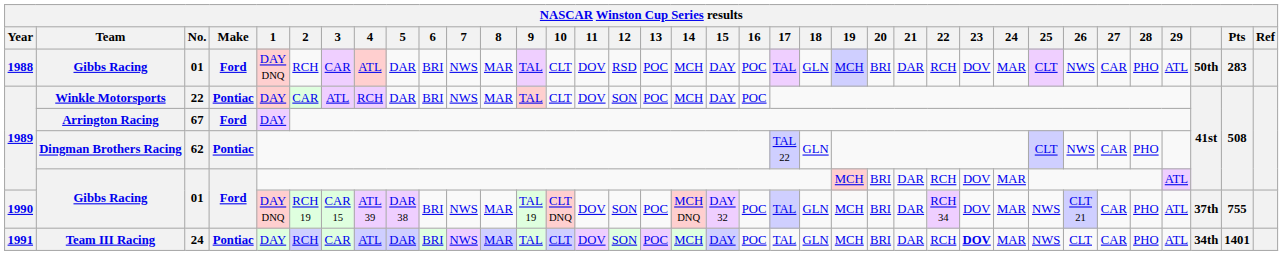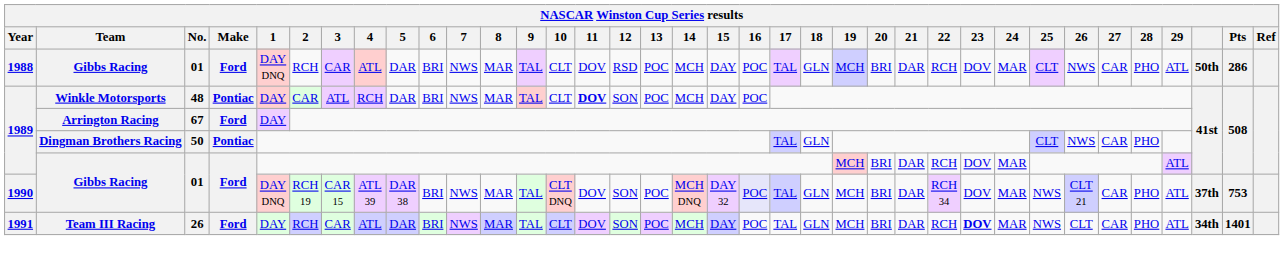(1237, 67) 283 -> (1238, 67) 286
(197, 97) 22 -> (197, 97) 48
(592, 97) normal -> (592, 97) bold
(197, 149) 62 -> (197, 141) 50
(785, 148) TAL 22 -> (785, 141) TAL
(531, 208) TAL 19 -> (531, 193) TAL
(754, 209) no background -> (755, 193) lavender background
(1237, 209) 755 -> (1238, 193) 753
(197, 239) 24 -> (197, 223) 26
(233, 239) Pontiac -> (233, 223) Ford
